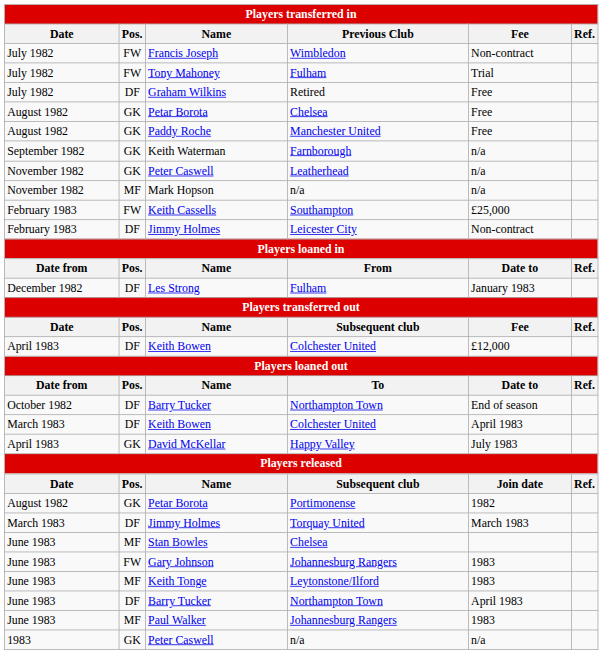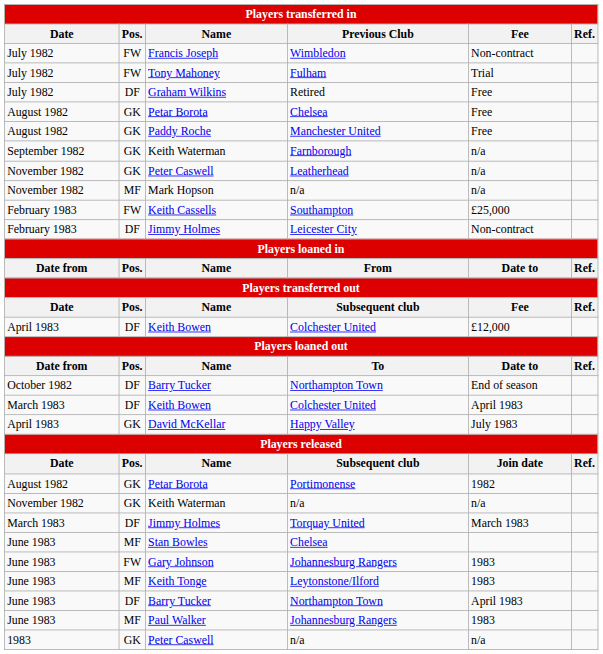- row: (45, 288)
+ row: (45, 503)
